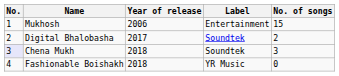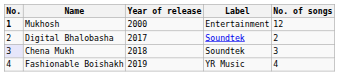(9, 24) normal -> (9, 24) bold
(137, 24) 2006 -> (137, 24) 2000
(278, 24) 15 -> (278, 24) 12
(137, 64) 2018 -> (137, 64) 2019
(276, 64) 0 -> (276, 64) 4
